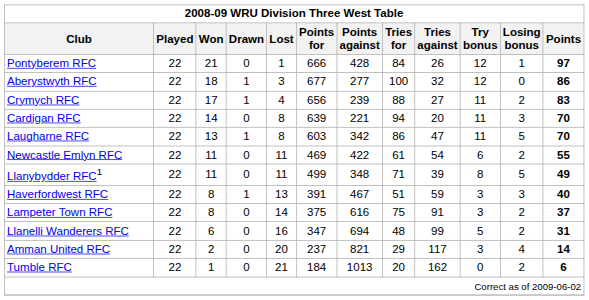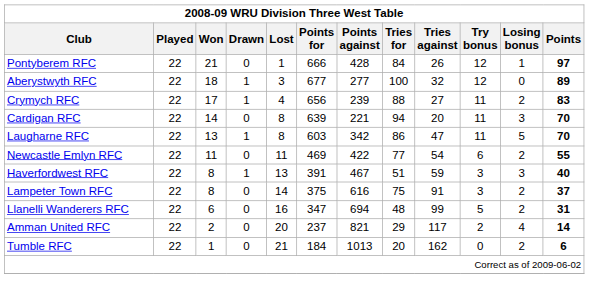(564, 81) 86 -> (564, 81) 89
(399, 155) 61 -> (399, 155) 77
- row: (55, 174)
(480, 249) 3 -> (480, 228) 2
